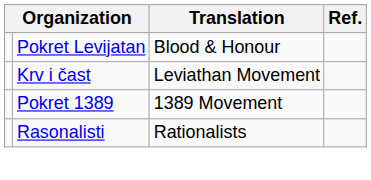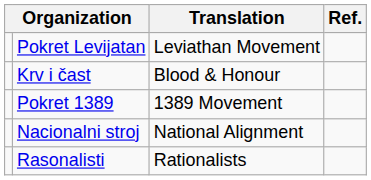(217, 47) Blood & Honour -> (237, 47) Leviathan Movement
(237, 75) Leviathan Movement -> (217, 75) Blood & Honour
+ row: (78, 132)
